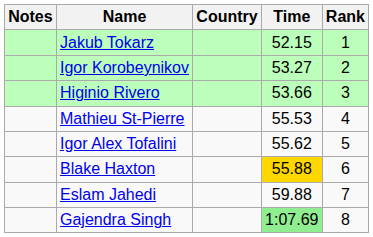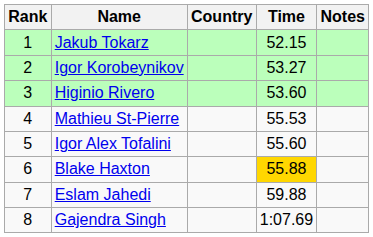columns swapped: (345, 17) <-> (30, 17)
(292, 93) 53.66 -> (286, 93) 53.60
(292, 144) 55.62 -> (286, 144) 55.60
(292, 220) lightgreen background -> (286, 220) no background
